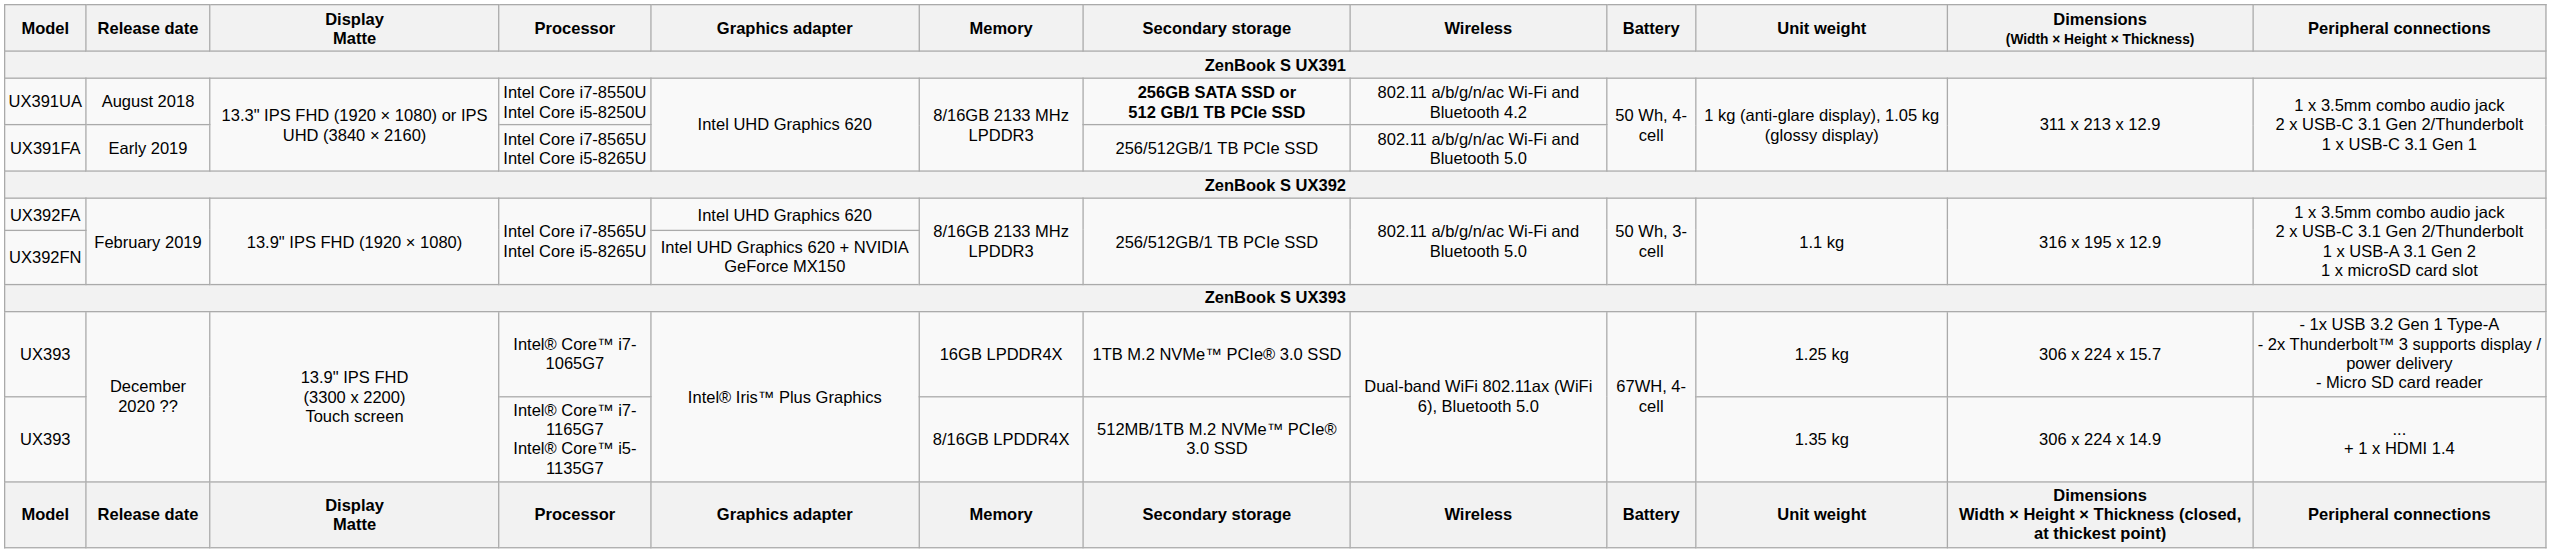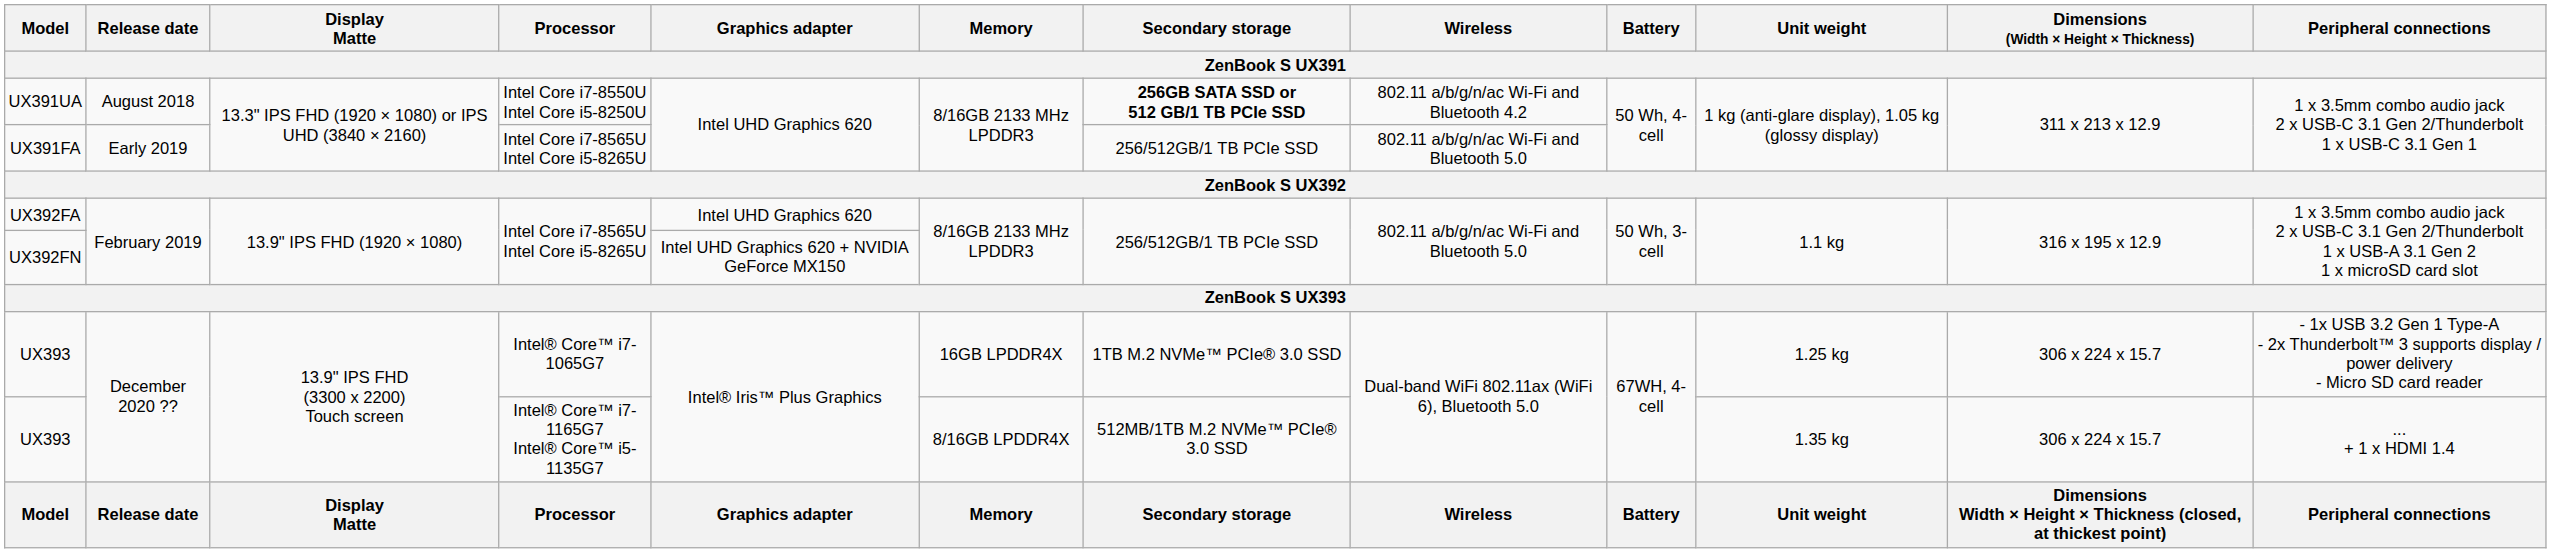(2100, 439) 306 x 224 x 14.9 -> (2100, 439) 306 x 224 x 15.7
